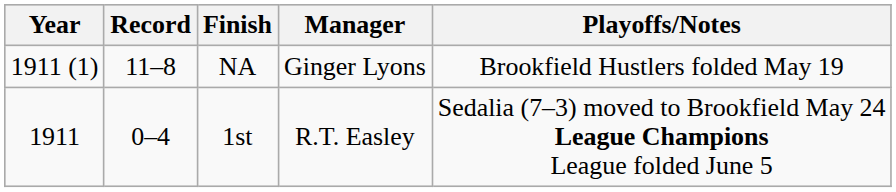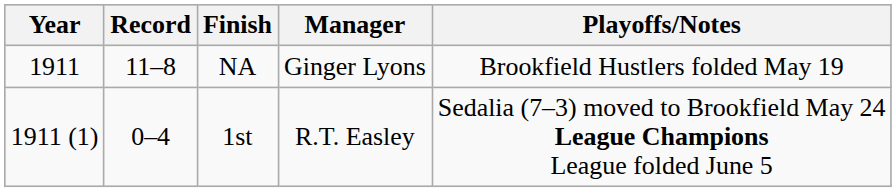(55, 66) 1911 (1) -> (55, 66) 1911
(55, 136) 1911 -> (55, 136) 1911 (1)
